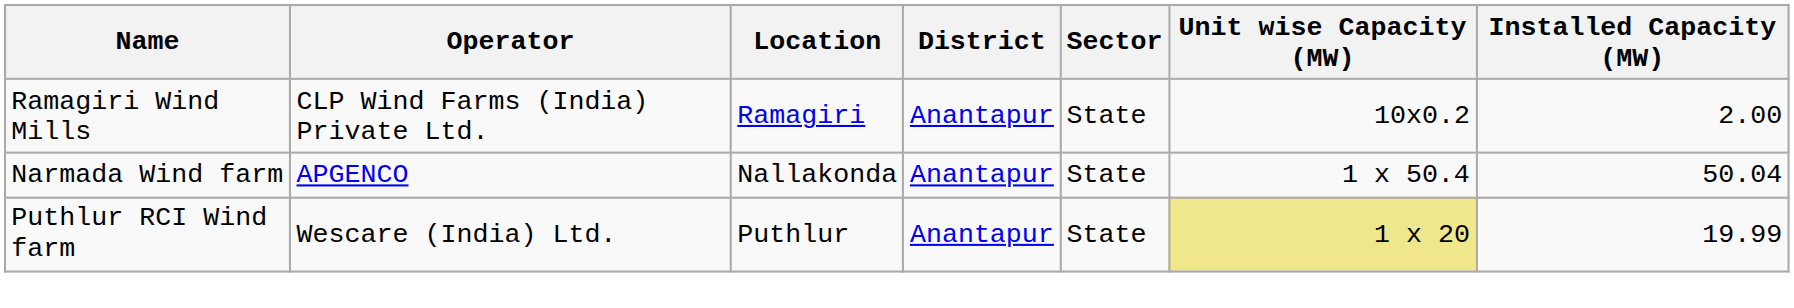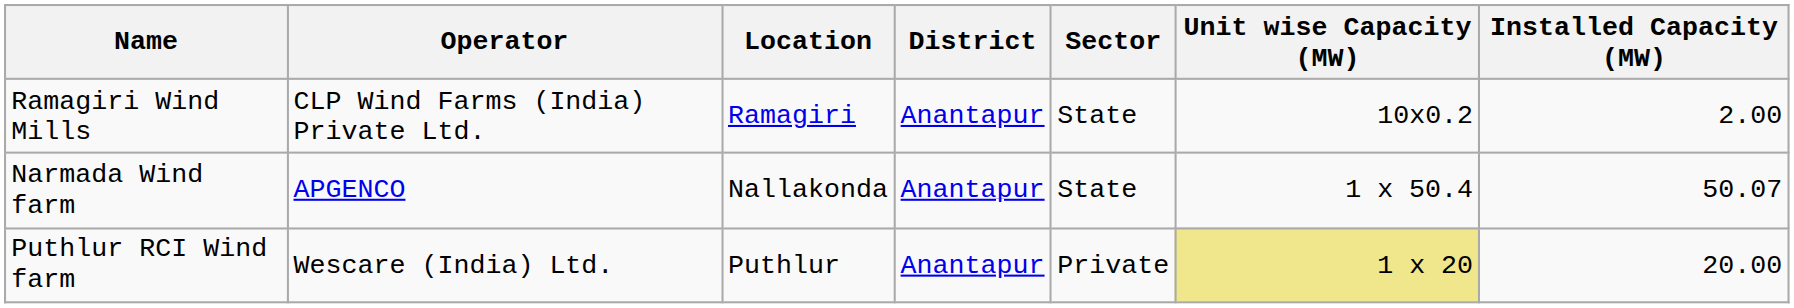(1742, 175) 50.04 -> (1742, 190) 50.07
(1107, 234) State -> (1113, 265) Private
(1742, 234) 19.99 -> (1742, 265) 20.00
